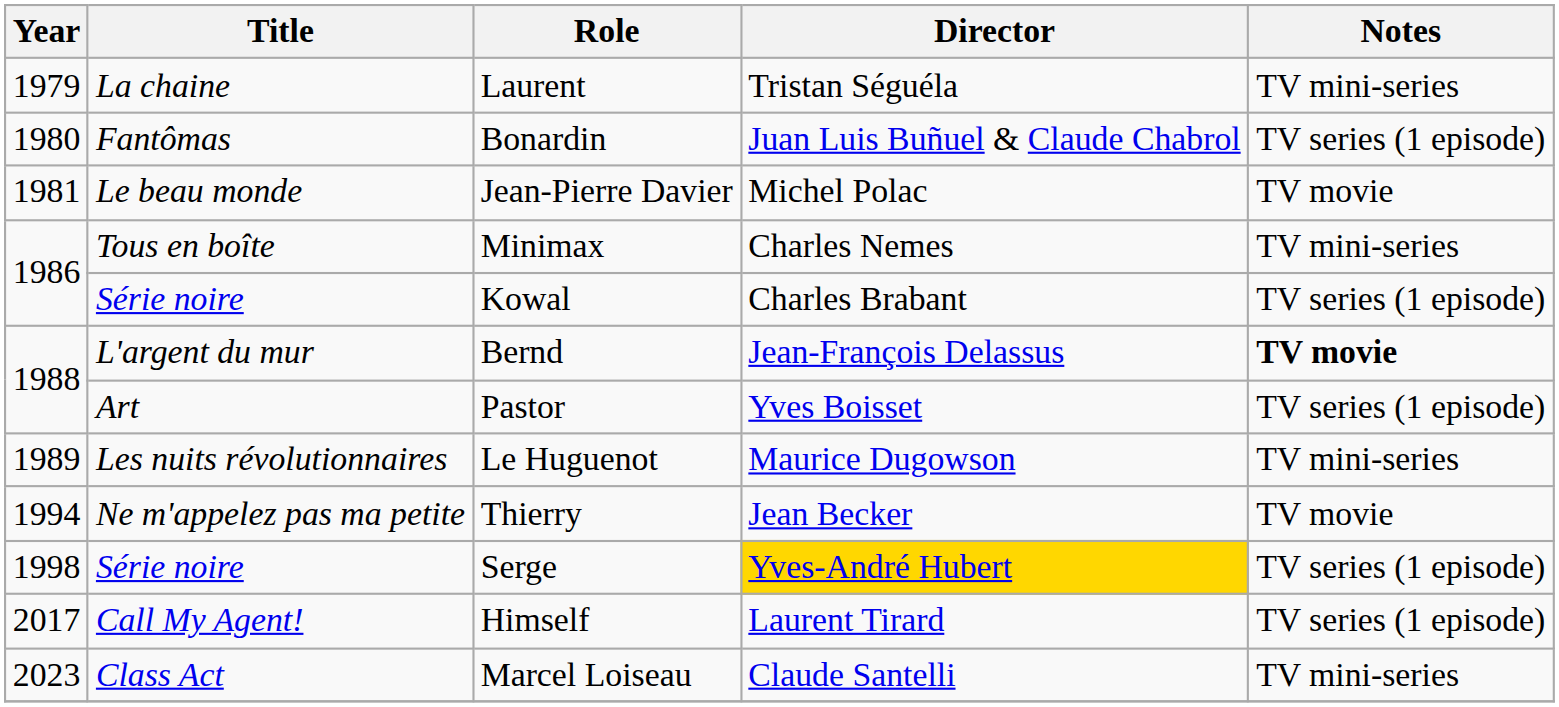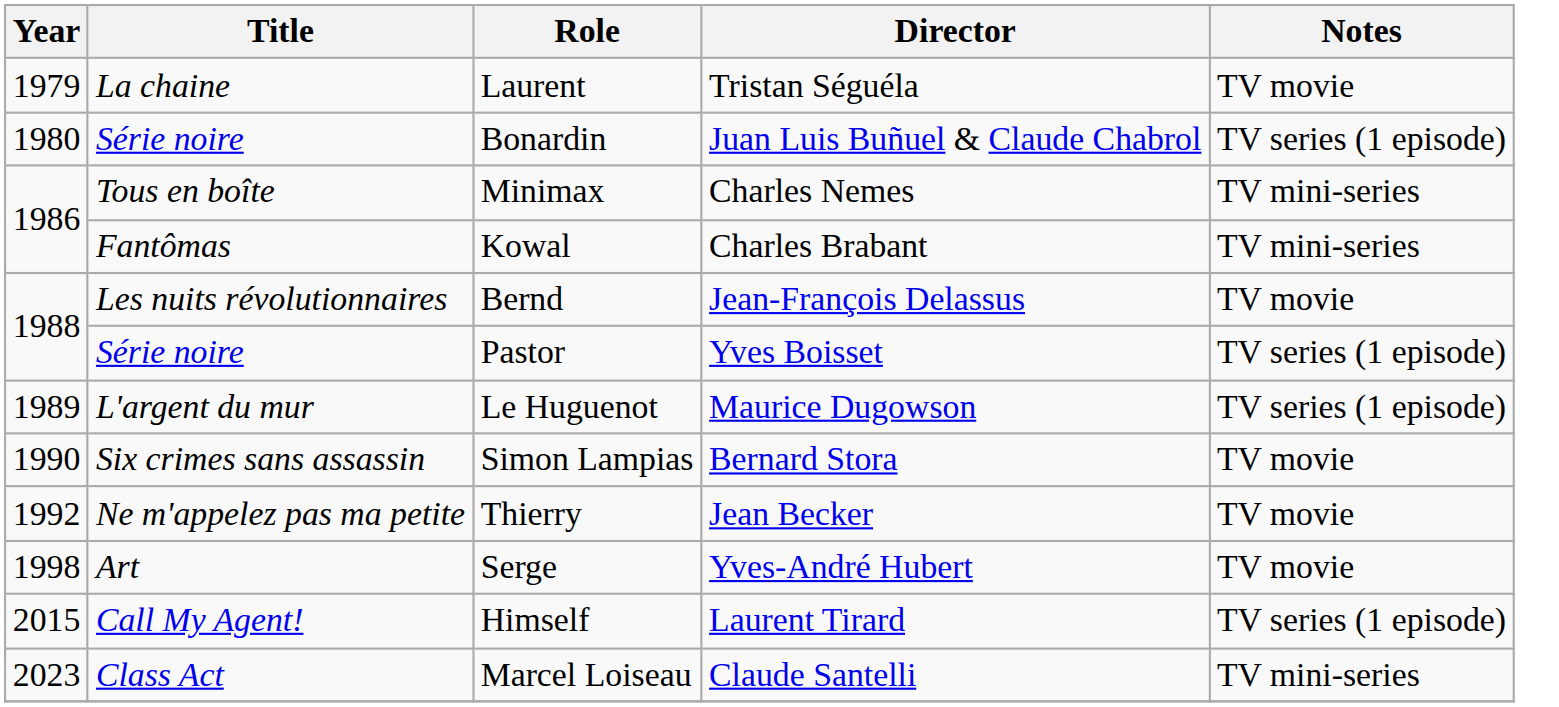(1358, 84) TV mini-series -> (1286, 84) TV movie
(163, 138) Fantômas -> (170, 138) Série noire
- row: (607, 191)
(170, 298) Série noire -> (163, 245) Fantômas
(1401, 298) TV series (1 episode) -> (1318, 245) TV mini-series
(205, 352) L'argent du mur -> (272, 298) Les nuits révolutionnaires
(1327, 352) bold -> (1286, 298) normal
(117, 406) Art -> (170, 352) Série noire
(272, 459) Les nuits révolutionnaires -> (205, 406) L'argent du mur
(1358, 459) TV mini-series -> (1361, 406) TV series (1 episode)
+ row: (587, 459)
(47, 513) 1994 -> (47, 513) 1992
(170, 566) Série noire -> (117, 566) Art
(880, 566) gold background -> (841, 566) no background
(1401, 566) TV series (1 episode) -> (1286, 566) TV movie
(47, 620) 2017 -> (47, 620) 2015
